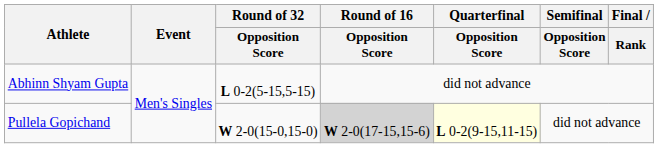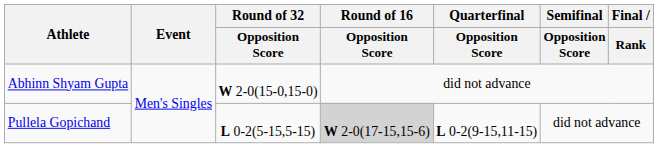(268, 92) L 0-2(5-15,5-15) -> (268, 92) W 2-0(15-0,15-0)
(268, 131) W 2-0(15-0,15-0) -> (268, 131) L 0-2(5-15,5-15)
(487, 131) lightyellow background -> (487, 131) no background
